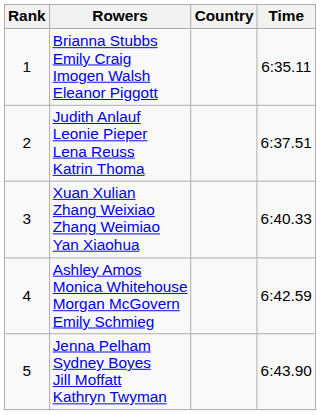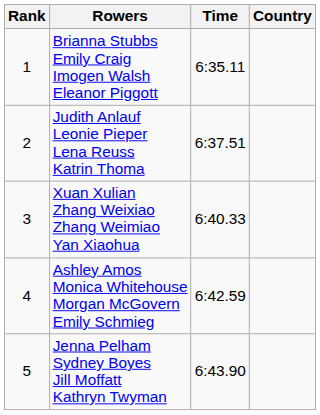columns swapped: (224, 16) <-> (286, 16)
